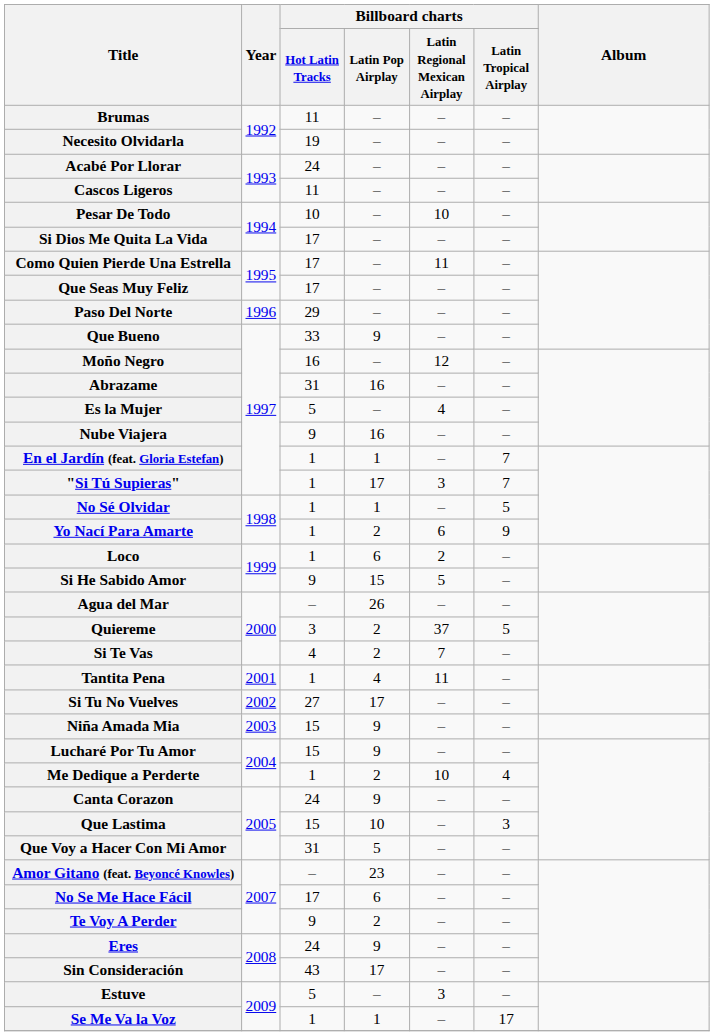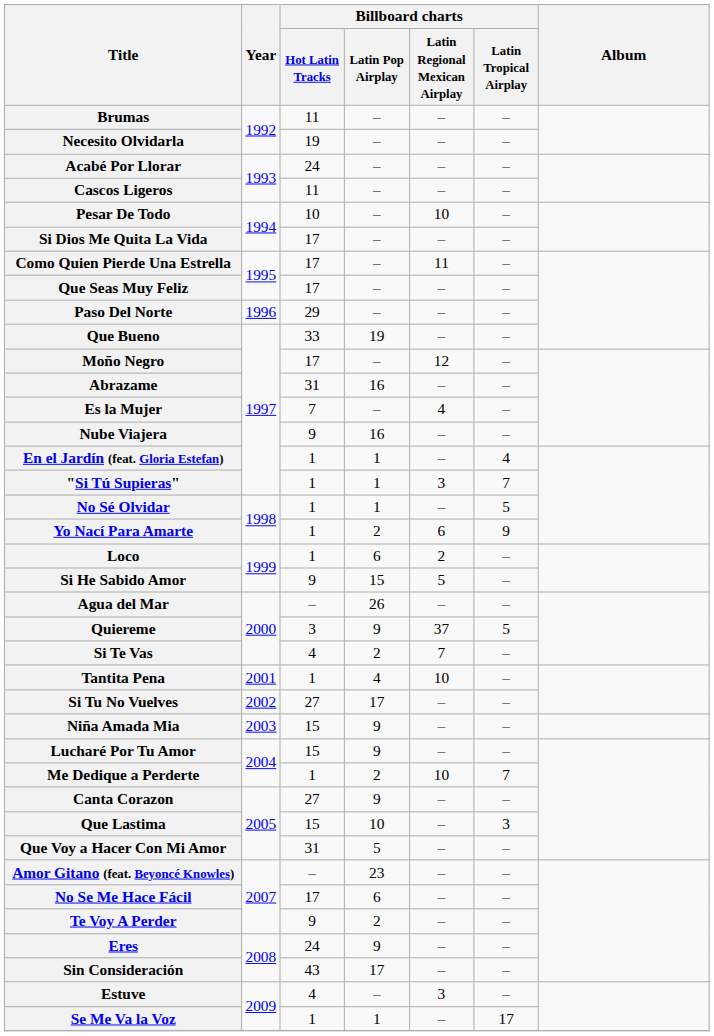(377, 336) 9 -> (377, 336) 19
(312, 360) 16 -> (312, 360) 17
(312, 409) 5 -> (312, 409) 7
(506, 458) 7 -> (506, 458) 4
(377, 482) 17 -> (377, 482) 1
(377, 628) 2 -> (377, 628) 9
(441, 677) 11 -> (441, 677) 10
(506, 774) 4 -> (506, 774) 7
(312, 799) 24 -> (312, 799) 27
(312, 994) 5 -> (312, 994) 4
